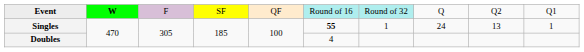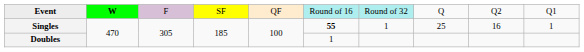(441, 26) 24 -> (441, 26) 25
(496, 26) 13 -> (496, 26) 16
(331, 40) 4 -> (331, 40) 1
